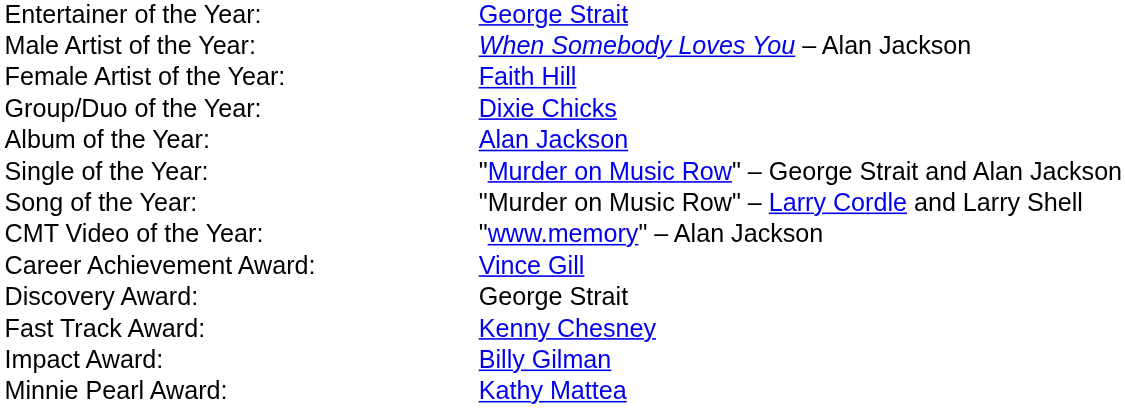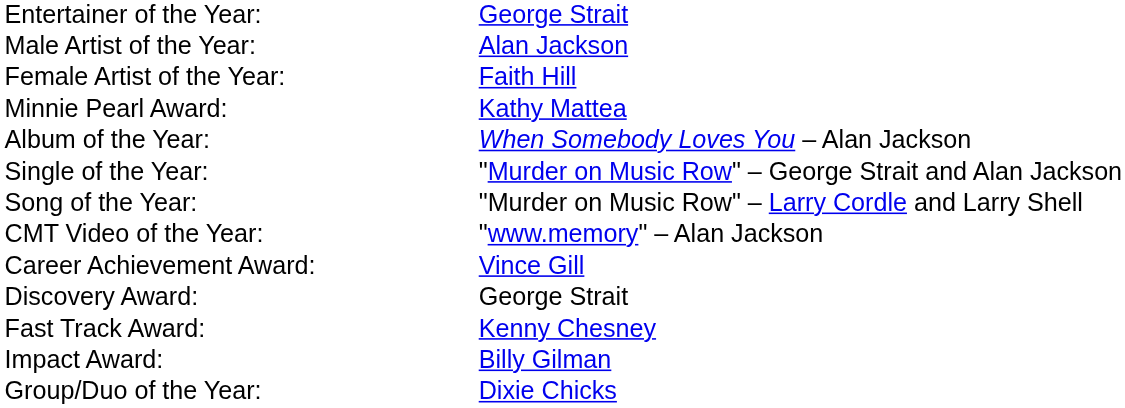(725, 45) When Somebody Loves You – Alan Jackson -> (553, 45) Alan Jackson
rows swapped: (133, 108) <-> (116, 391)
(553, 140) Alan Jackson -> (725, 140) When Somebody Loves You – Alan Jackson
